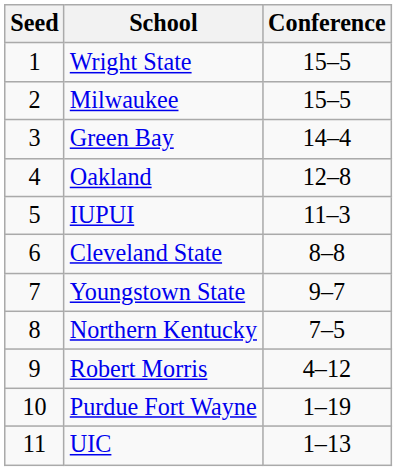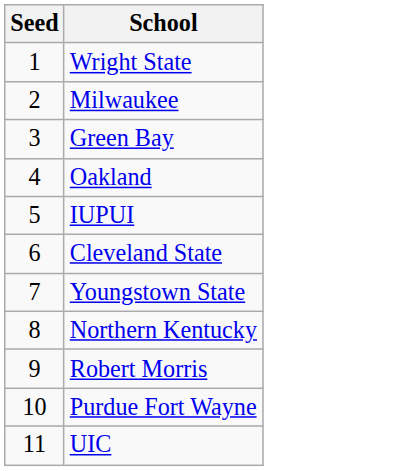- column: (327, 23)
